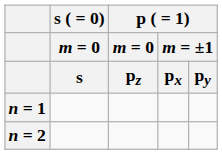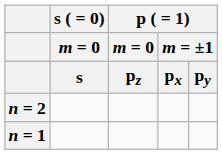rows swapped: (27, 107) <-> (27, 135)
